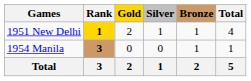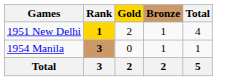- column: (160, 13)
